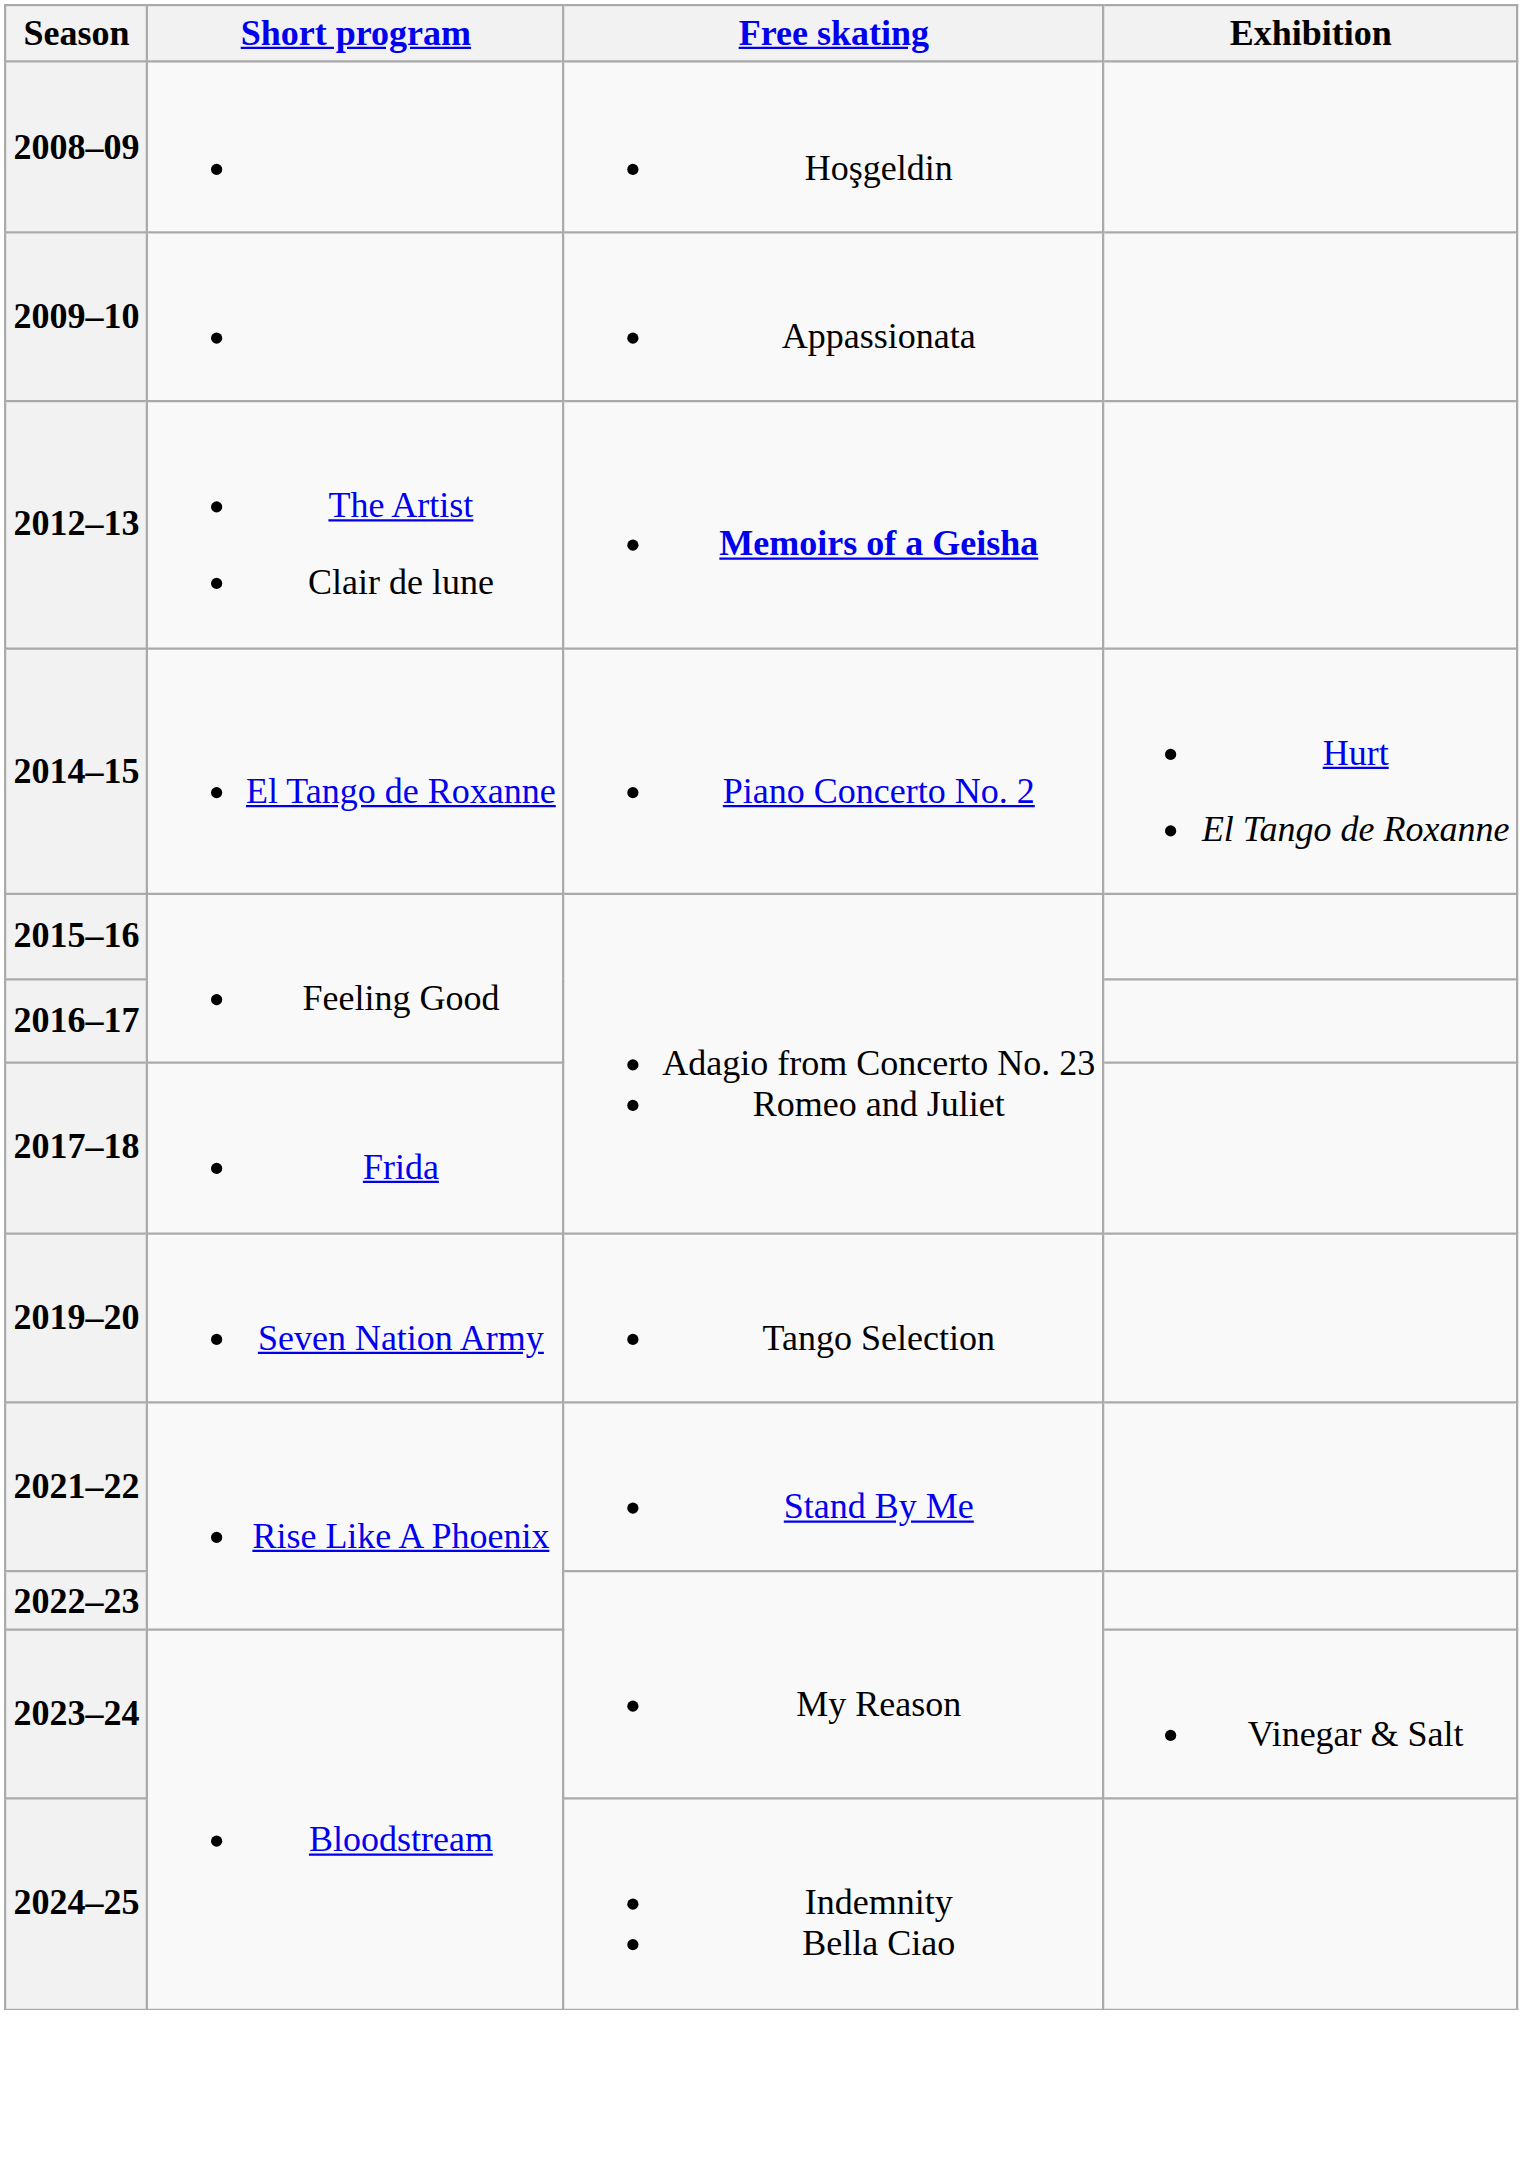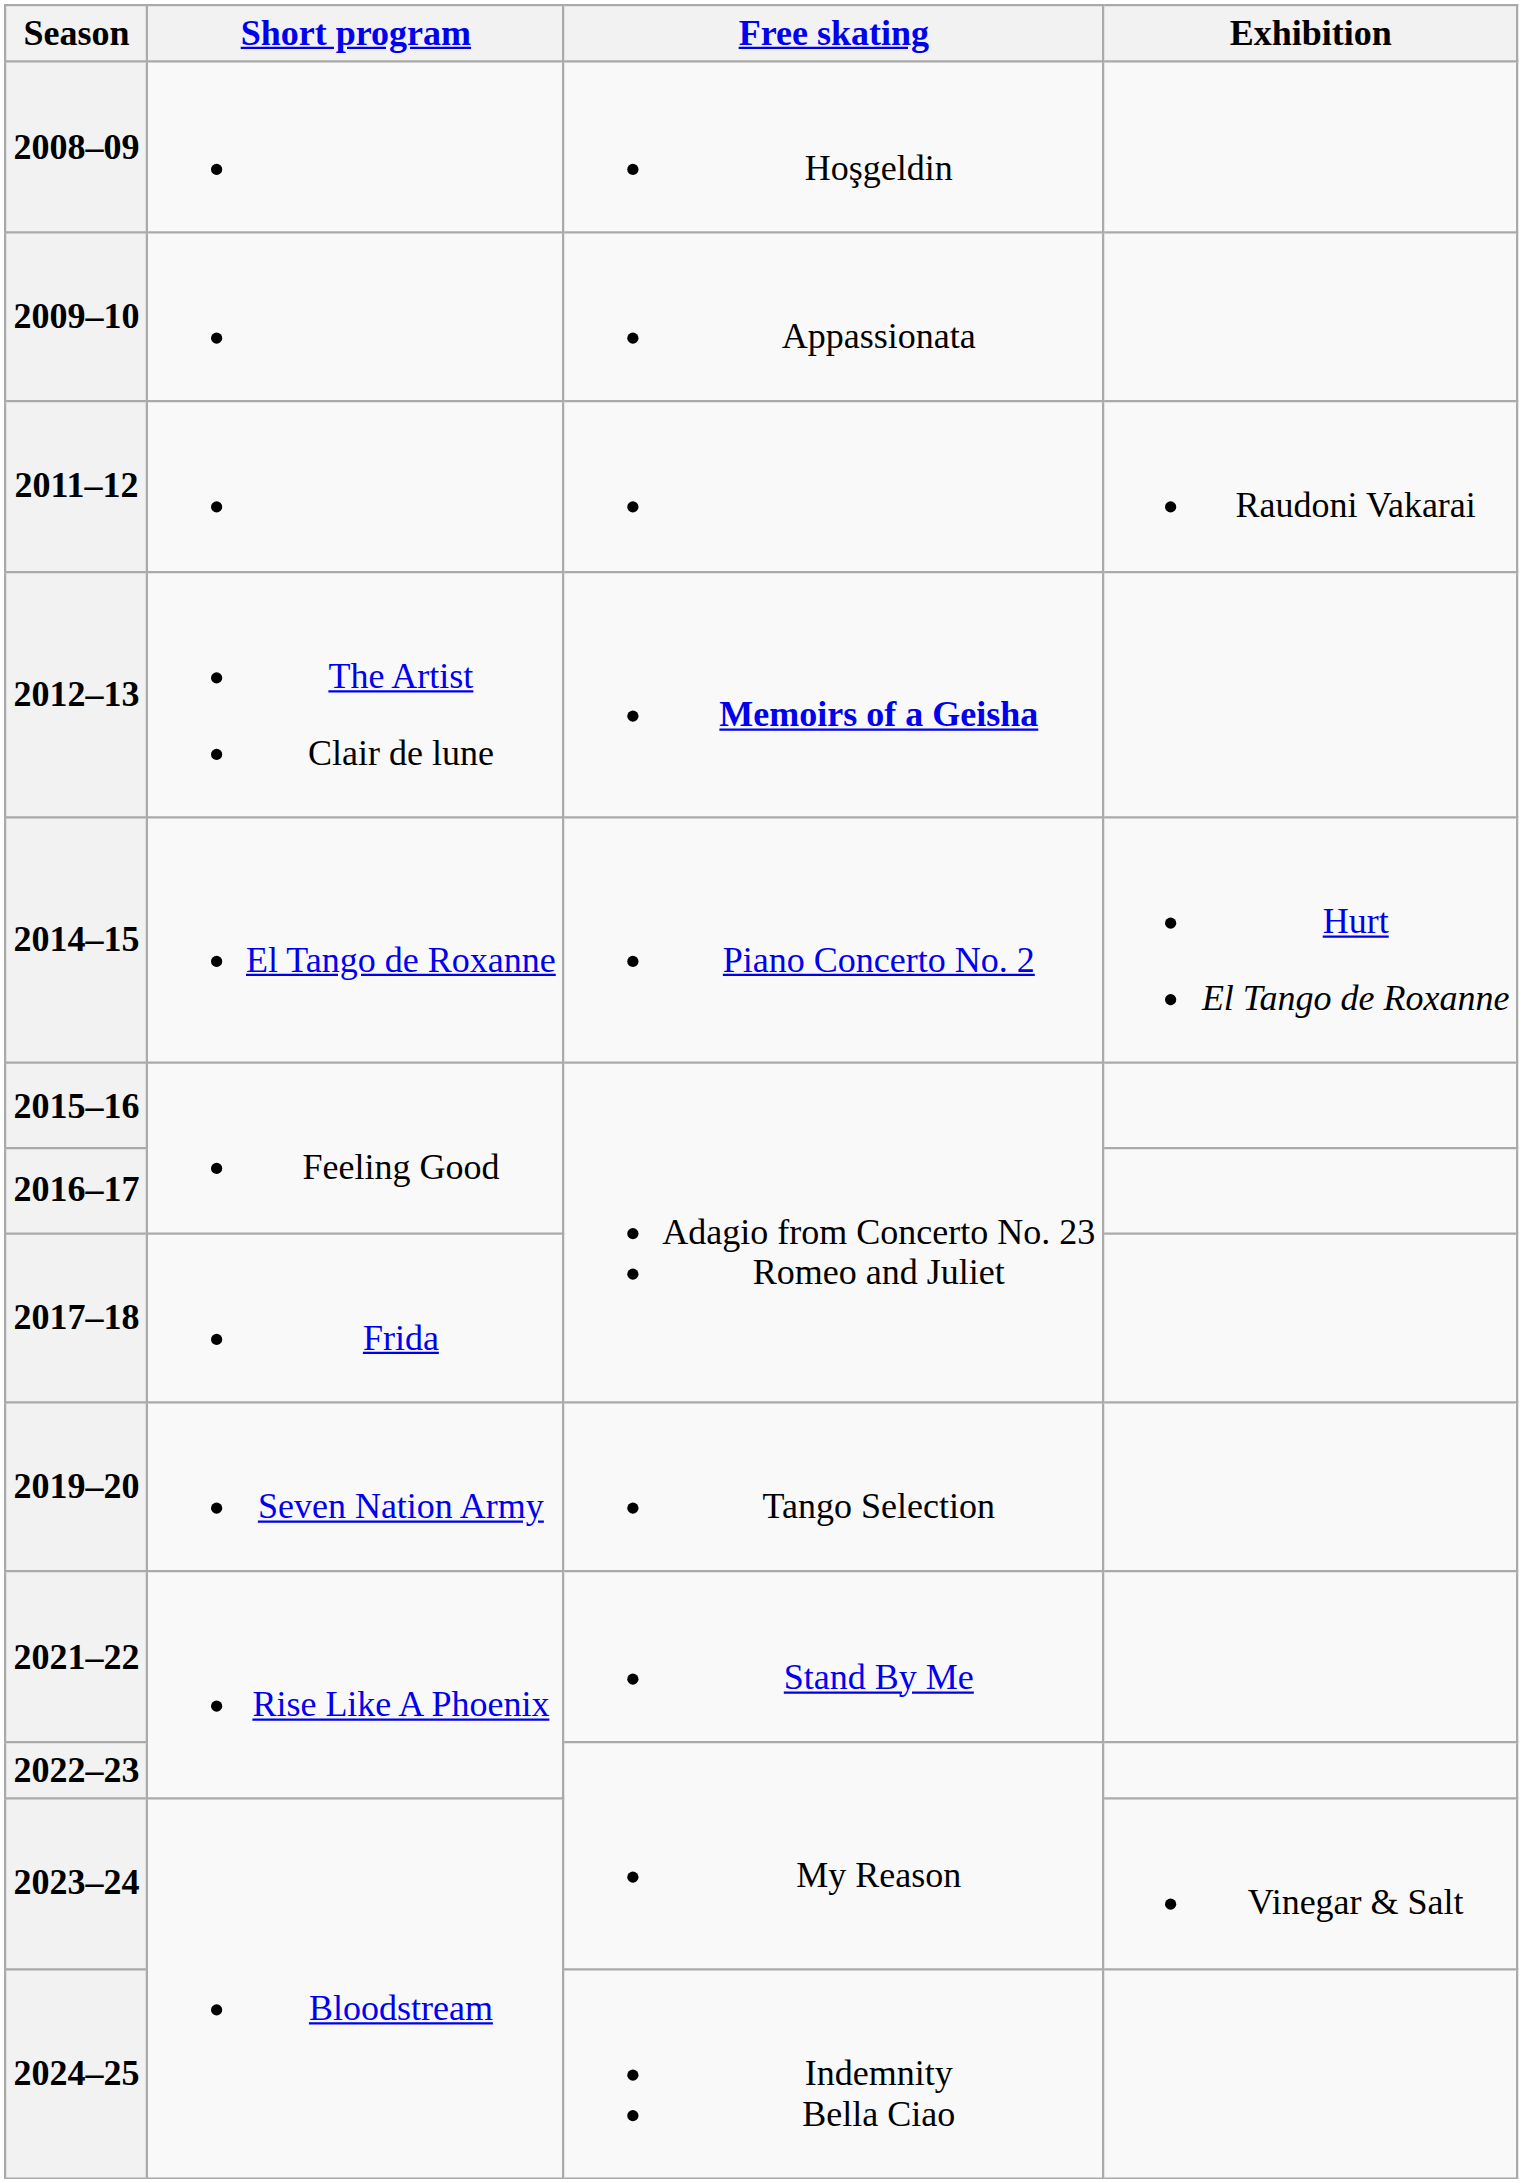+ row: (76, 485)
